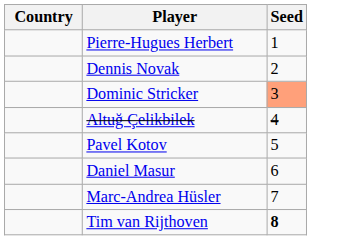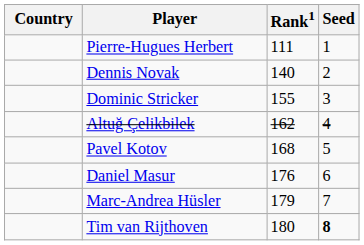+ column: (293, 19)
(275, 94) lightsalmon background -> (327, 98) no background
